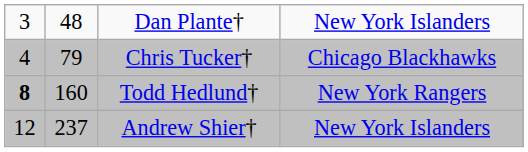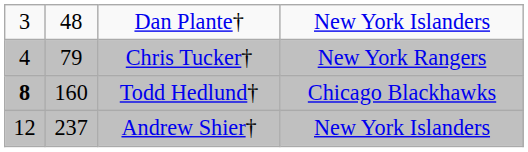(402, 57) Chicago Blackhawks -> (402, 57) New York Rangers
(402, 92) New York Rangers -> (402, 92) Chicago Blackhawks
